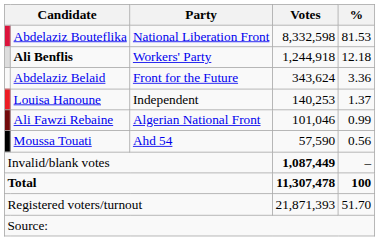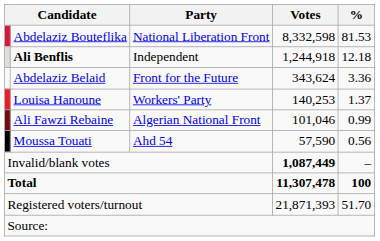(172, 57) Workers' Party -> (166, 57) Independent
(166, 99) Independent -> (172, 99) Workers' Party
